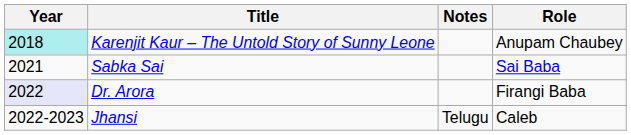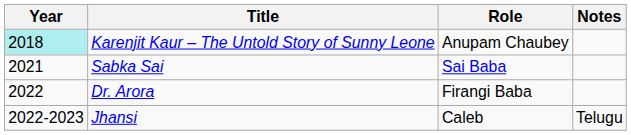columns swapped: (559, 17) <-> (465, 17)
(26, 92) lavender background -> (26, 92) no background
